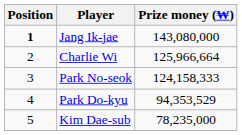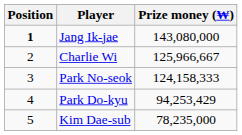(186, 57) 125,966,664 -> (186, 57) 125,966,667
(186, 99) 94,353,529 -> (186, 99) 94,253,429
